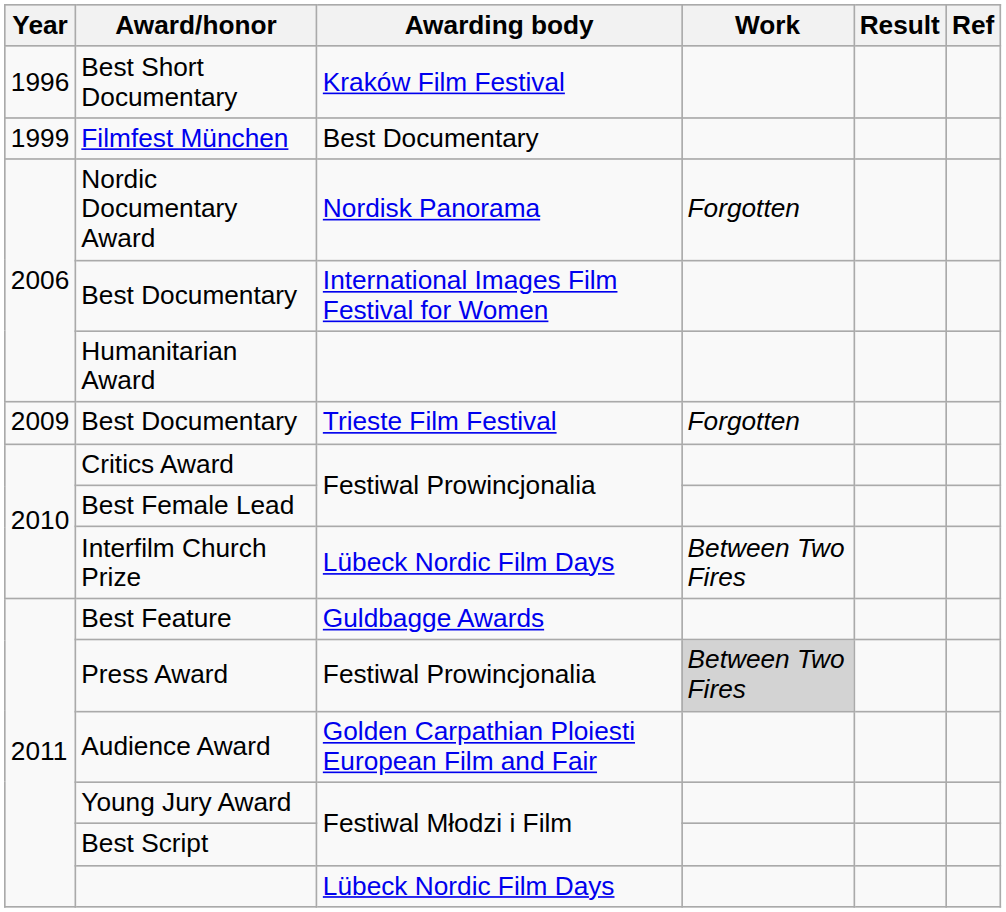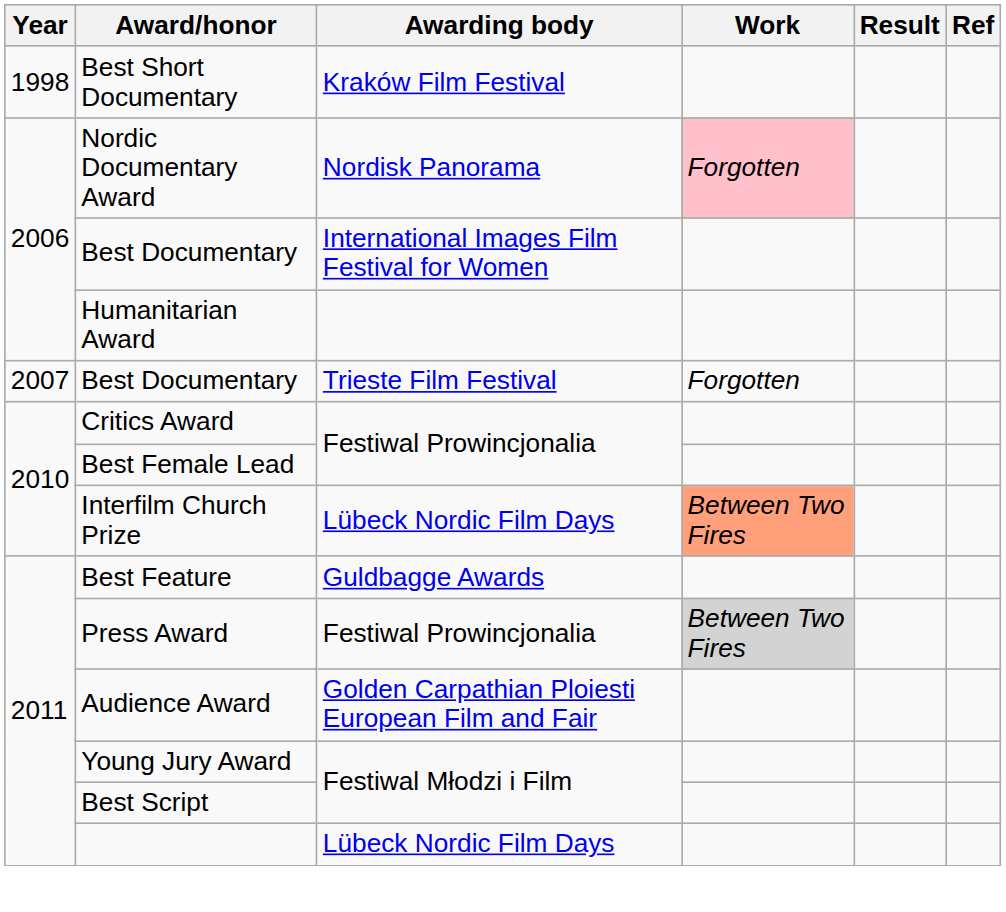(40, 81) 1996 -> (40, 81) 1998
- row: (185, 138)
(744, 209) no background -> (744, 167) pink background
(40, 422) 2009 -> (40, 380) 2007
(766, 562) no background -> (766, 520) lightsalmon background
